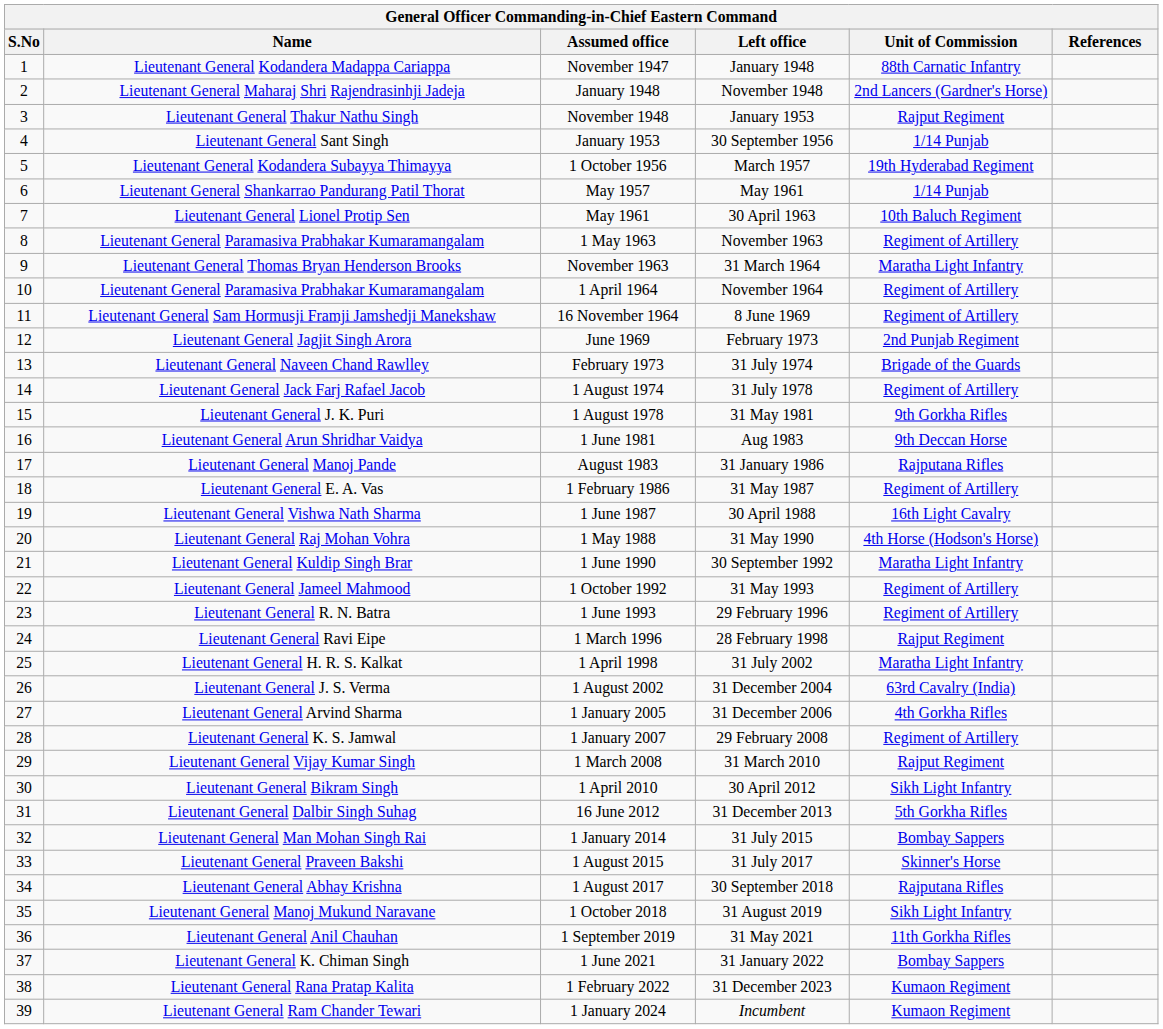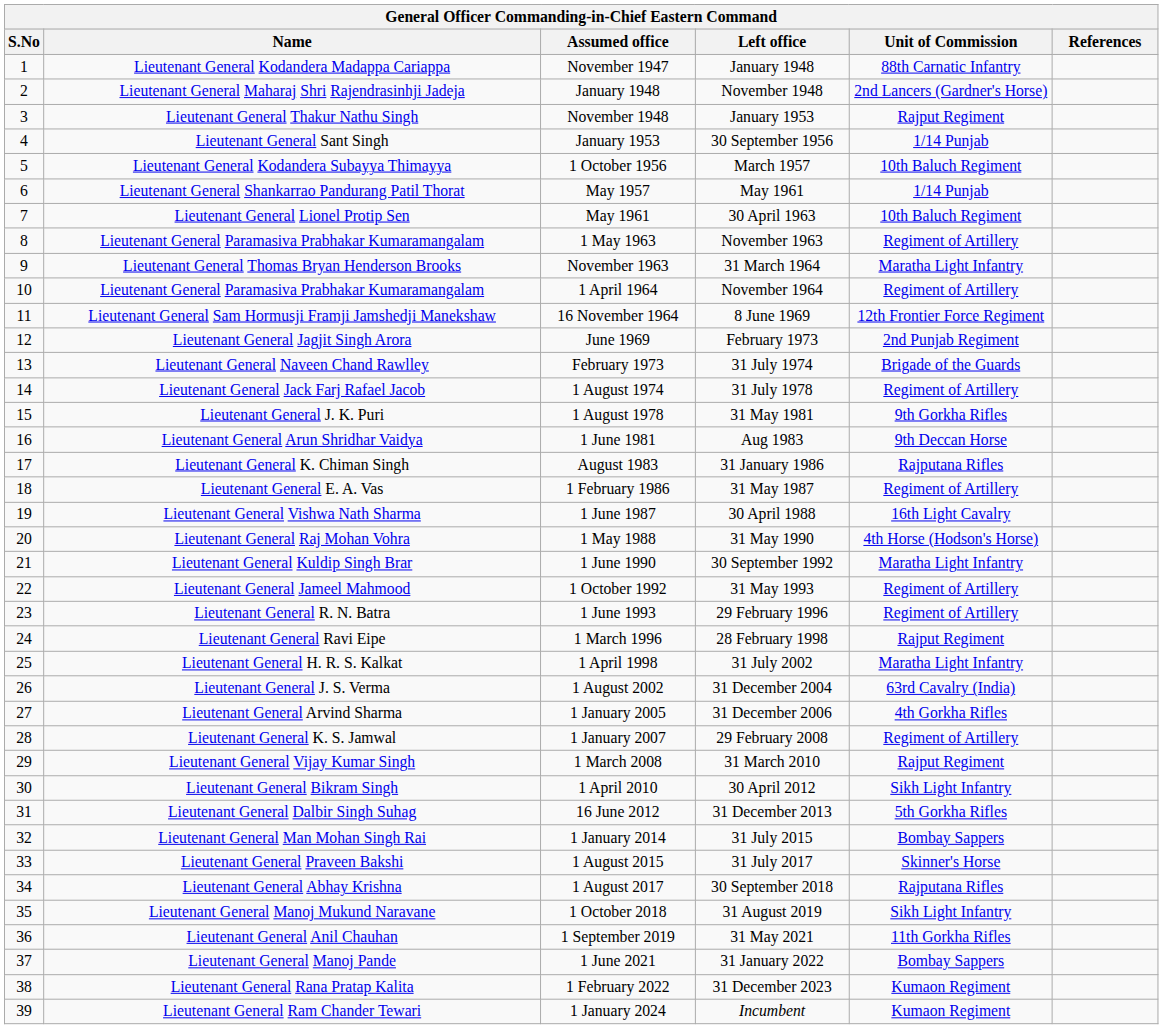(951, 166) 19th Hyderabad Regiment -> (951, 166) 10th Baluch Regiment
(951, 315) Regiment of Artillery -> (951, 315) 12th Frontier Force Regiment
(292, 464) Lieutenant General Manoj Pande -> (292, 464) Lieutenant General K. Chiman Singh
(292, 961) Lieutenant General K. Chiman Singh -> (292, 961) Lieutenant General Manoj Pande
